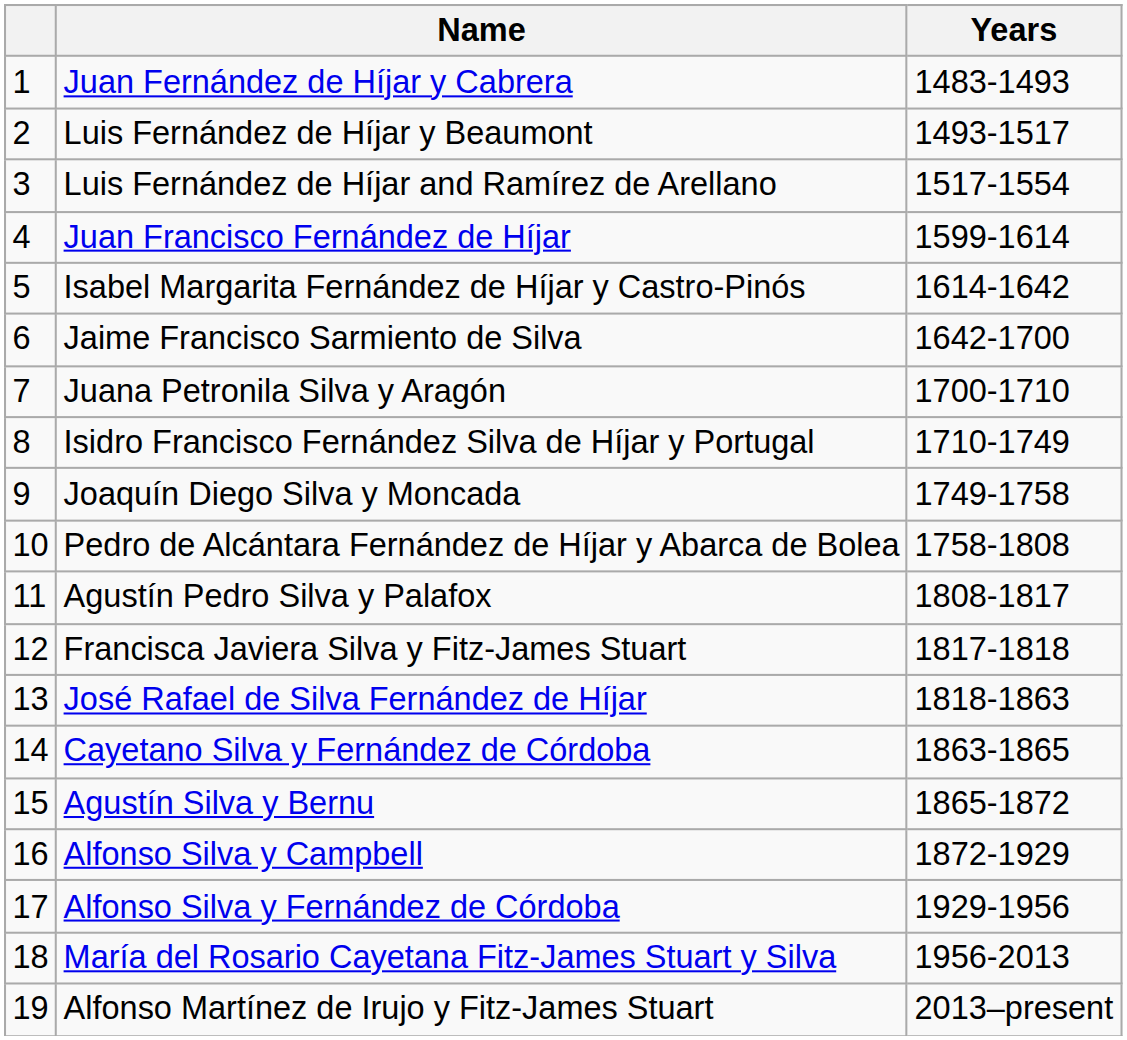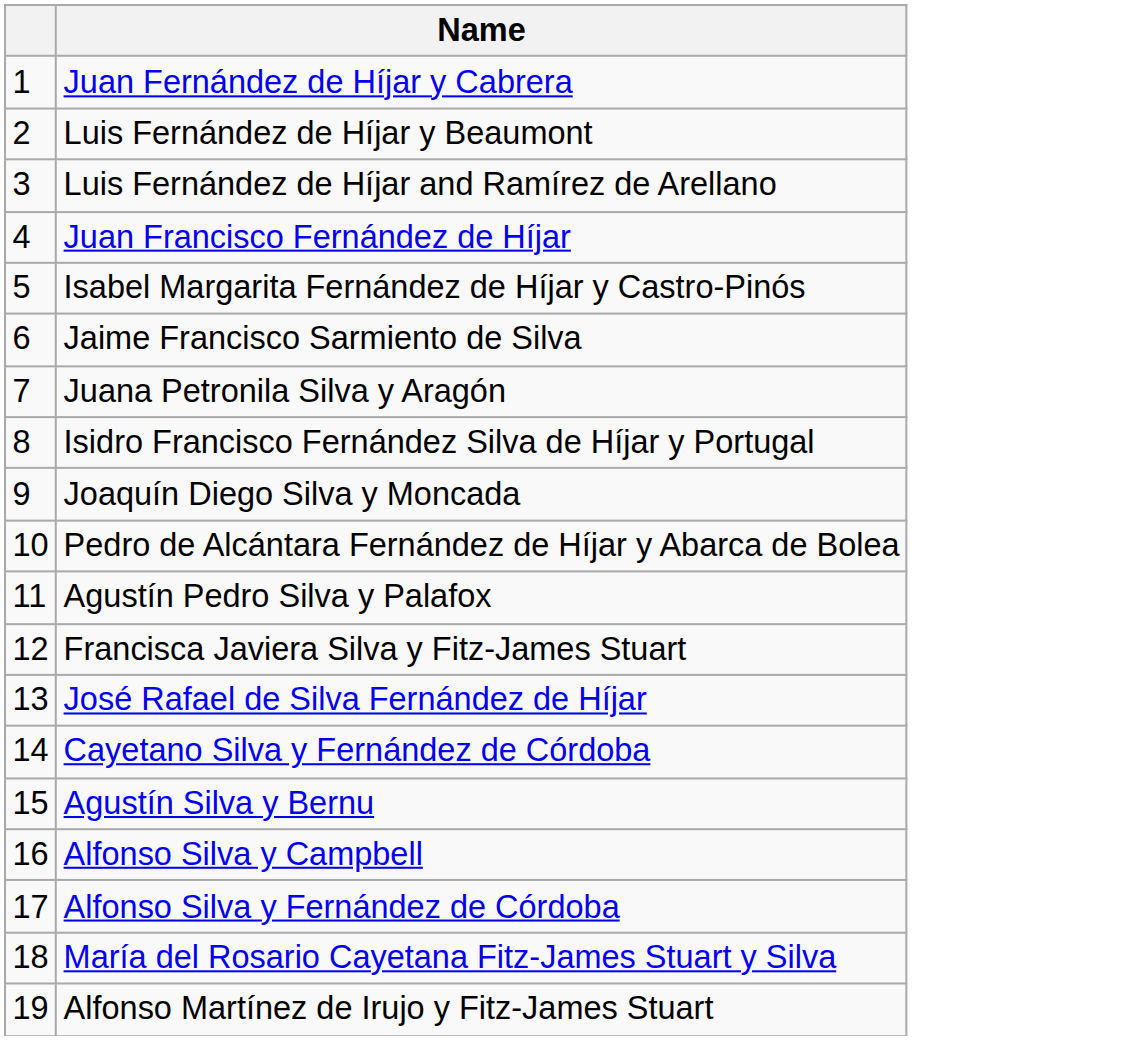- column: (1014, 30)
